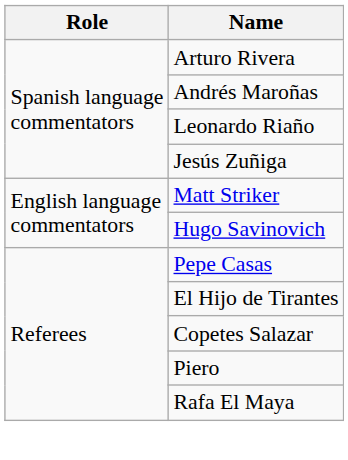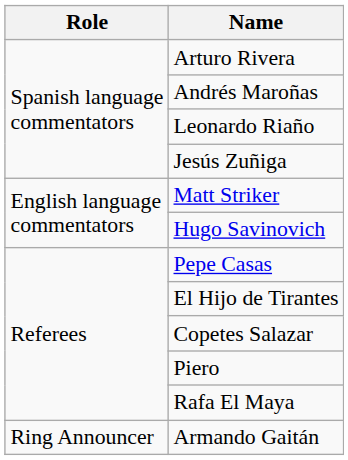+ row: (246, 436)
